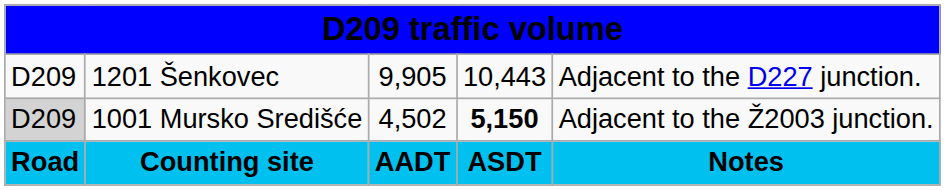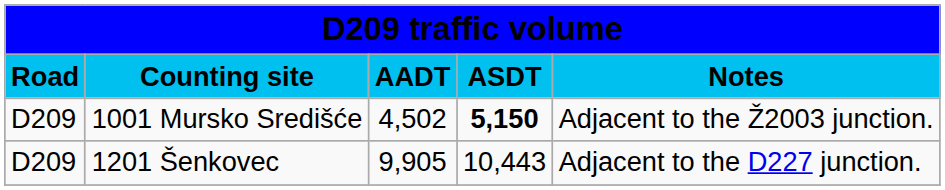rows swapped: (227, 162) <-> (185, 76)
(44, 119) lightgrey background -> (44, 119) no background
